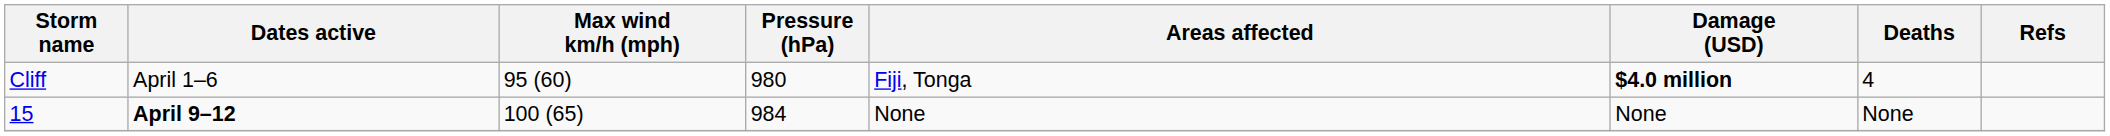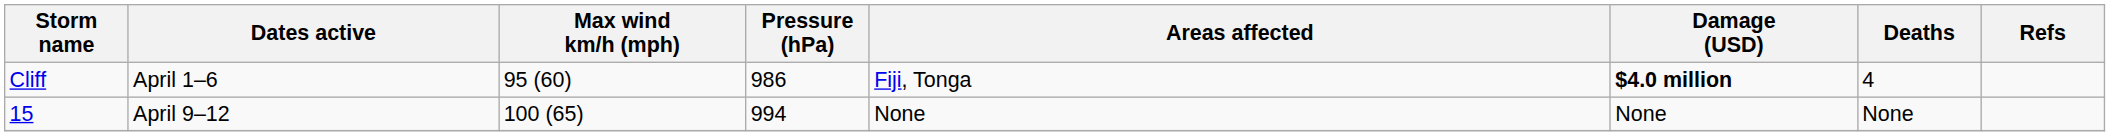(769, 79) 980 -> (769, 79) 986
(184, 113) bold -> (181, 113) normal
(769, 113) 984 -> (769, 113) 994
